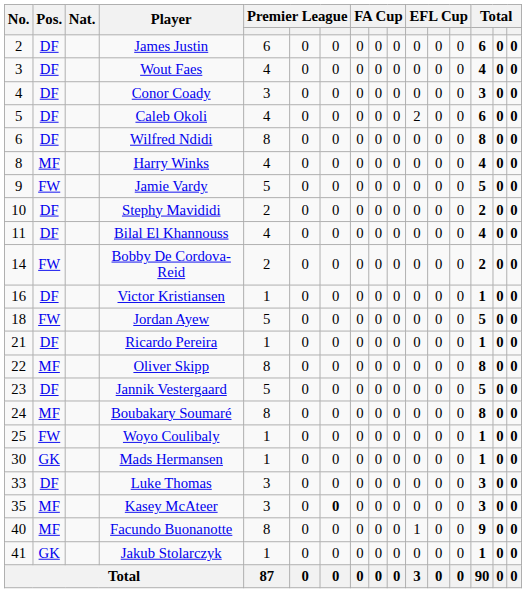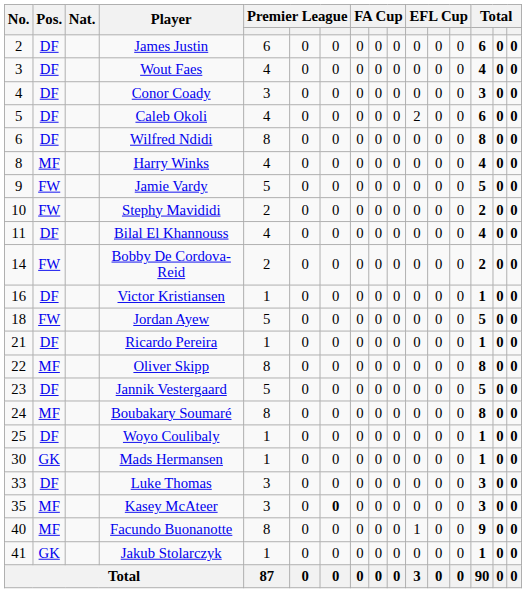(49, 209) DF -> (49, 209) FW
(49, 436) FW -> (49, 436) DF
